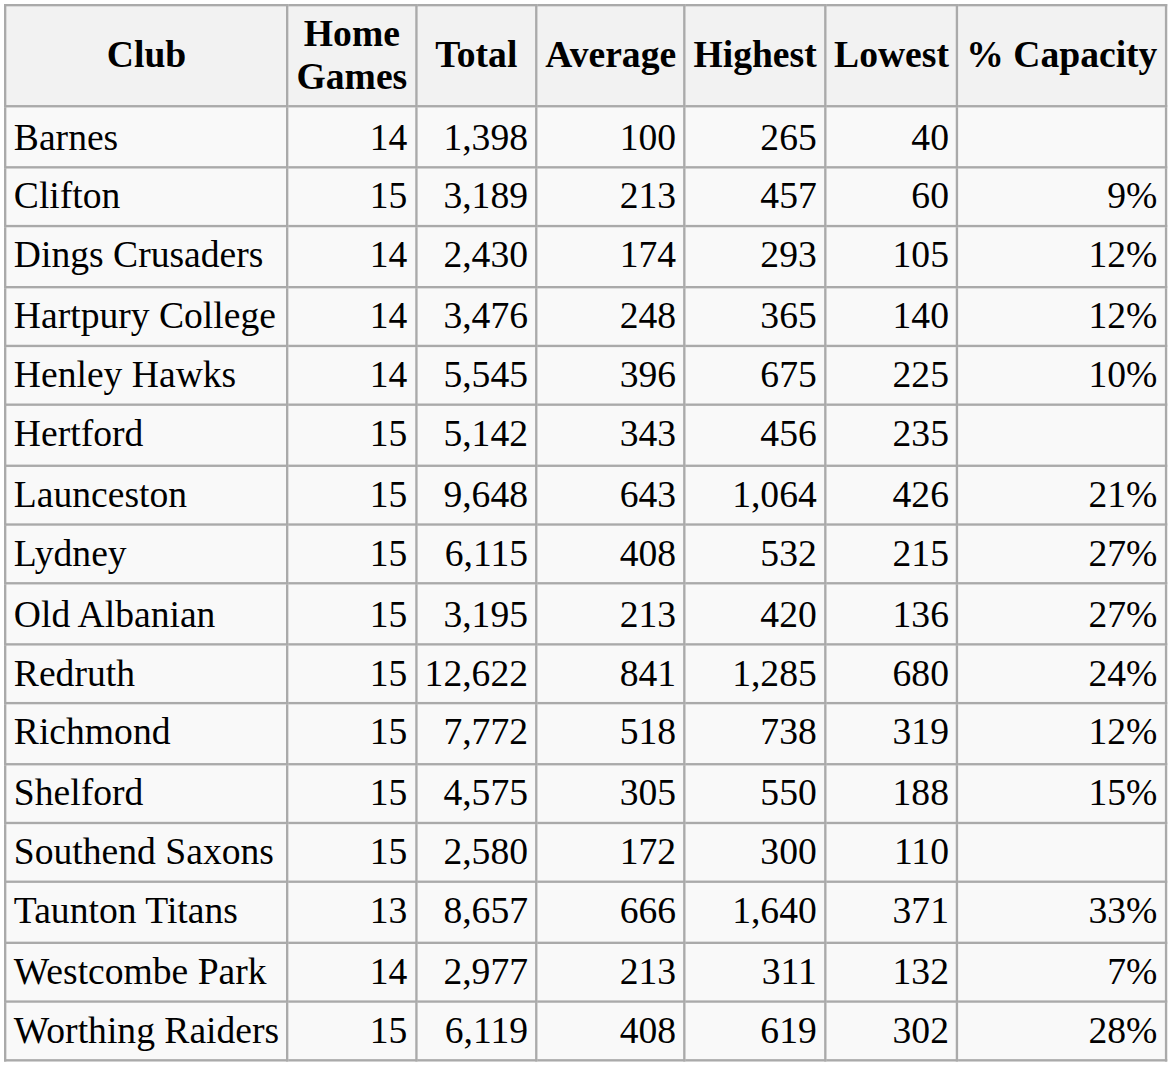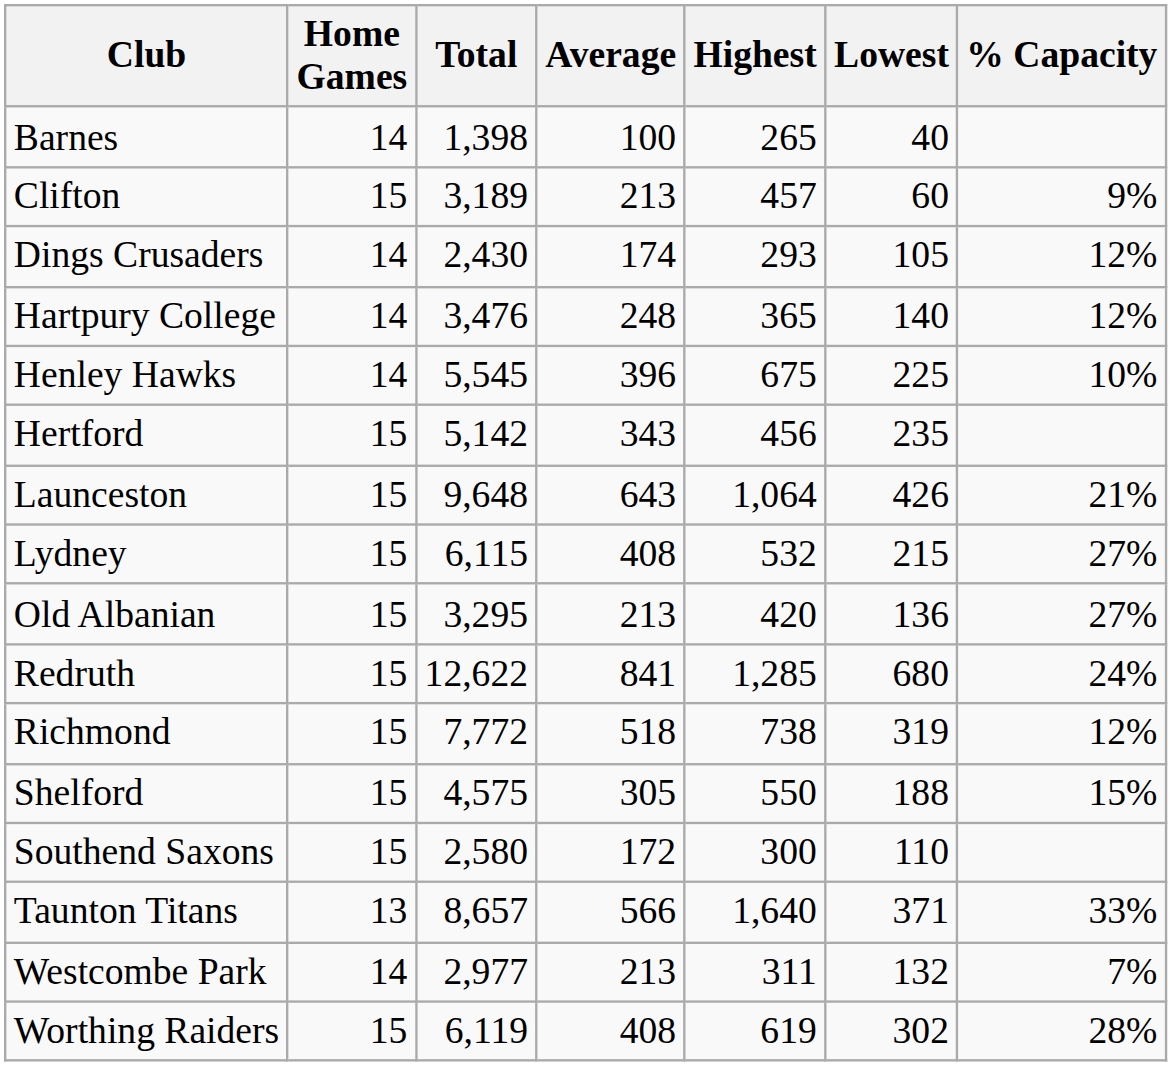(486, 613) 3,195 -> (486, 613) 3,295
(648, 911) 666 -> (648, 911) 566
